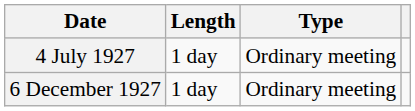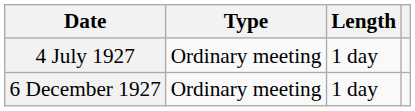columns swapped: (203, 21) <-> (321, 21)
